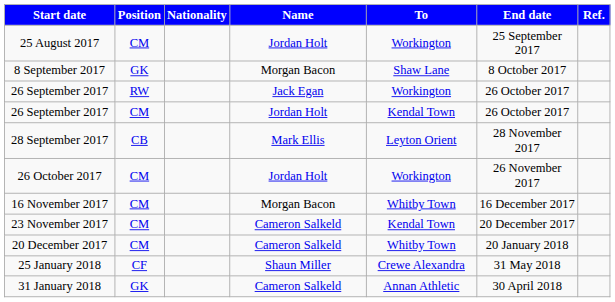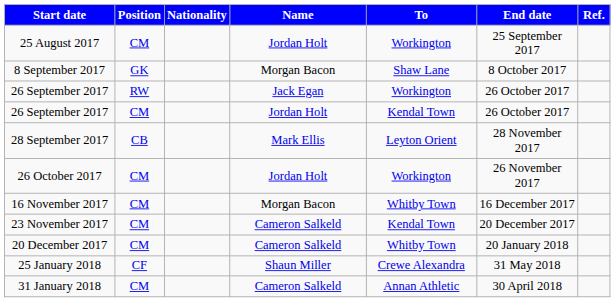(139, 286) GK -> (139, 286) CM
